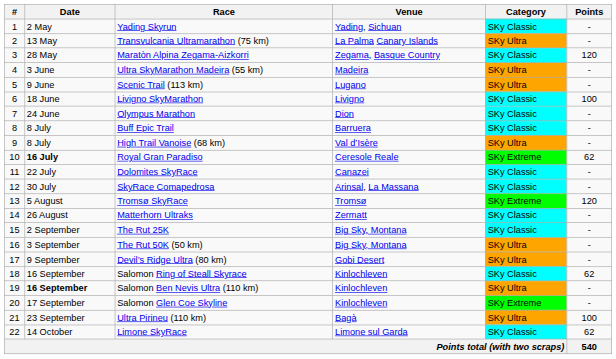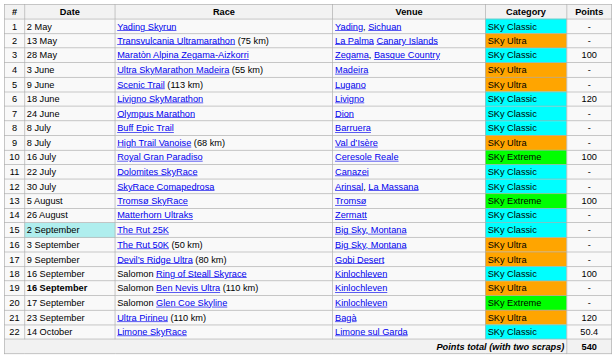(589, 56) 120 -> (589, 56) 100
(589, 99) 100 -> (589, 99) 120
(42, 158) bold -> (41, 158) normal
(589, 158) 62 -> (589, 158) 100
(589, 201) 120 -> (589, 201) 100
(53, 230) no background -> (53, 230) paleturquoise background
(589, 274) 62 -> (589, 274) 100
(589, 318) 100 -> (589, 318) 120
(589, 332) 62 -> (589, 332) 50.4
